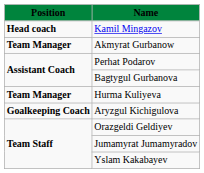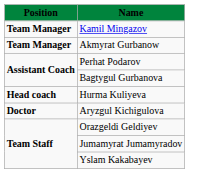(31, 29) Head coach -> (39, 29) Team Manager
(39, 95) Team Manager -> (31, 95) Head coach
(48, 111) Goalkeeping Coach -> (21, 111) Doctor
